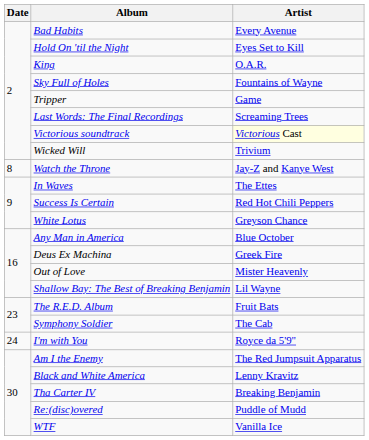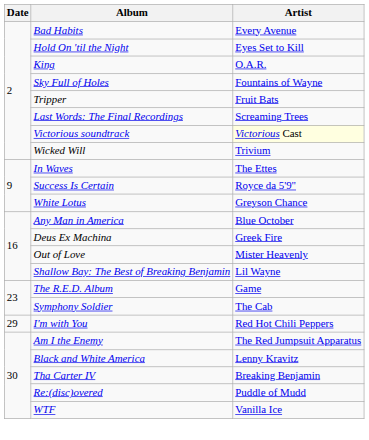(248, 99) Game -> (257, 99) Fruit Bats
- row: (72, 168)
(284, 202) Red Hot Chili Peppers -> (266, 185) Royce da 5'9"
(257, 306) Fruit Bats -> (248, 289) Game
(12, 340) 24 -> (12, 323) 29
(266, 340) Royce da 5'9" -> (284, 323) Red Hot Chili Peppers
